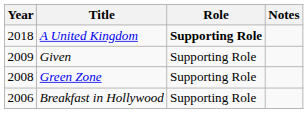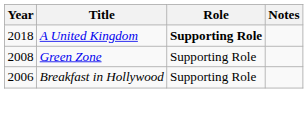- row: (55, 56)
